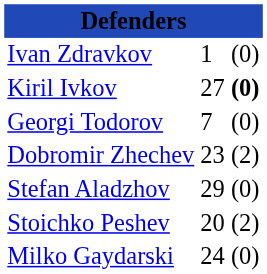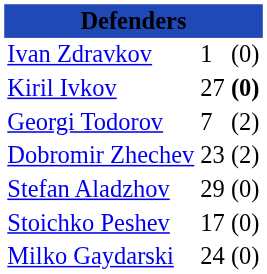(245, 121) (0) -> (245, 121) (2)
(213, 222) 20 -> (213, 222) 17
(245, 222) (2) -> (245, 222) (0)
